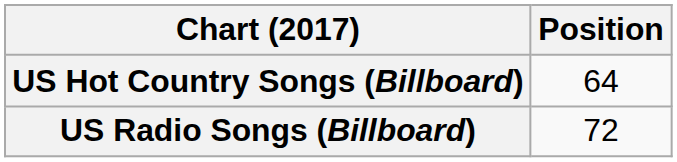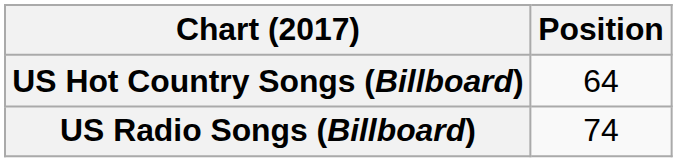(601, 130) 72 -> (601, 130) 74
